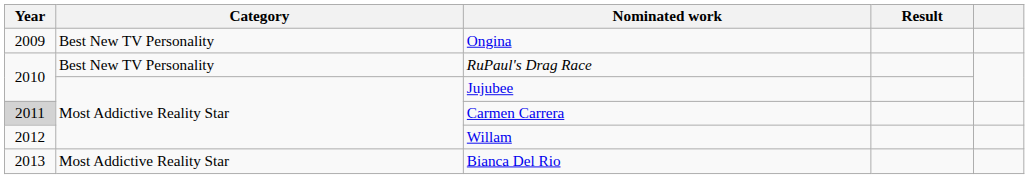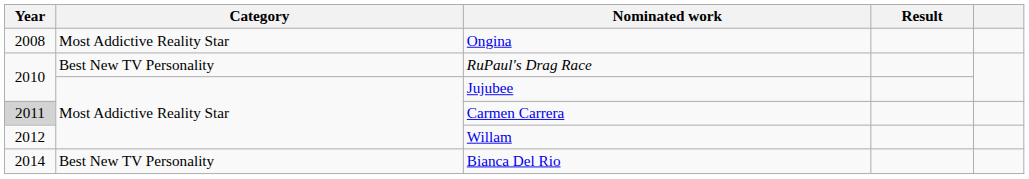(30, 40) 2009 -> (30, 40) 2008
(137, 40) Best New TV Personality -> (144, 40) Most Addictive Reality Star
(30, 161) 2013 -> (30, 161) 2014
(144, 161) Most Addictive Reality Star -> (137, 161) Best New TV Personality
